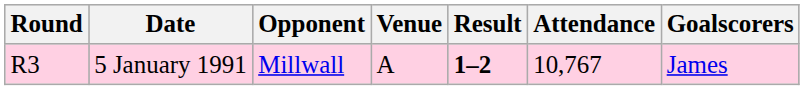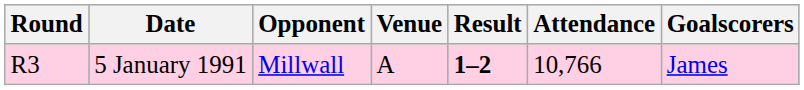(567, 63) 10,767 -> (567, 63) 10,766
